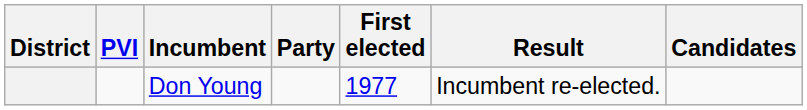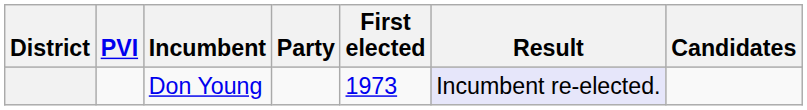(371, 85) 1977 -> (371, 85) 1973
(548, 85) no background -> (548, 85) lavender background
